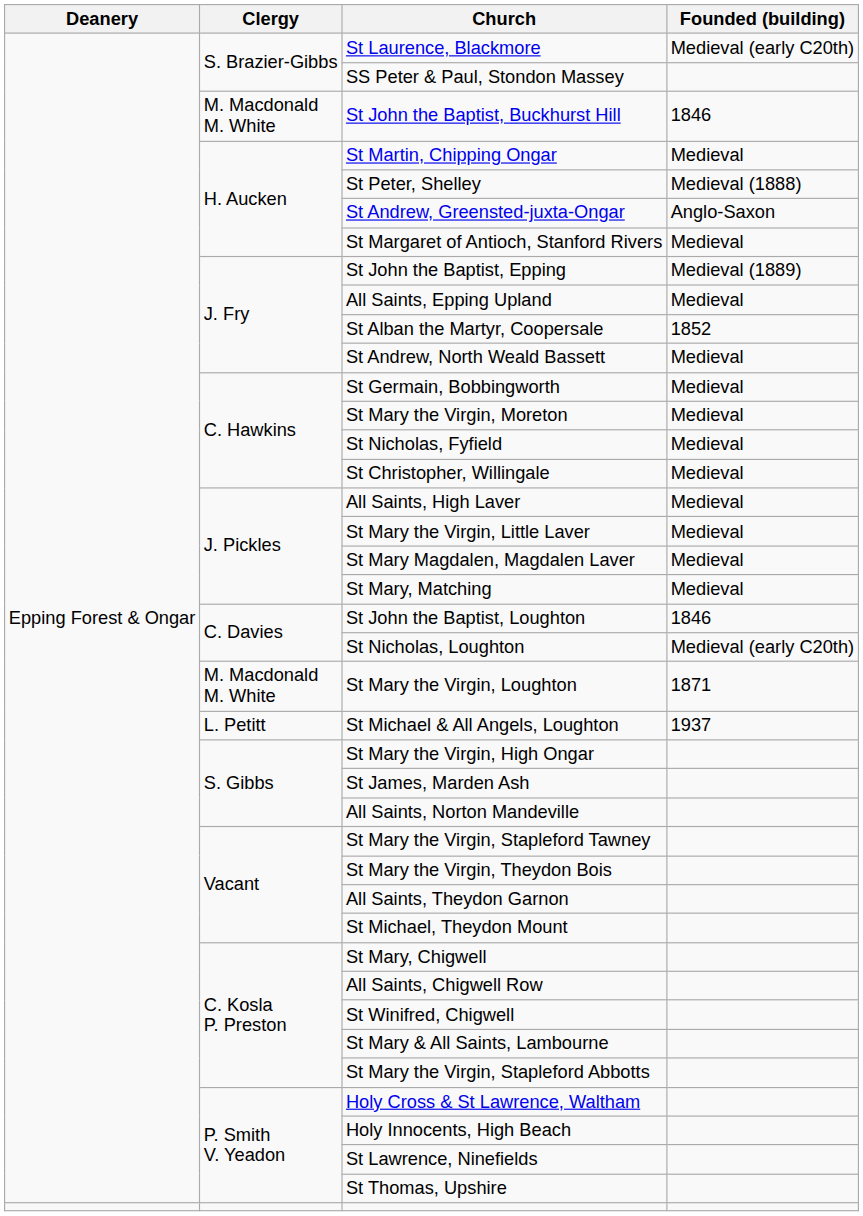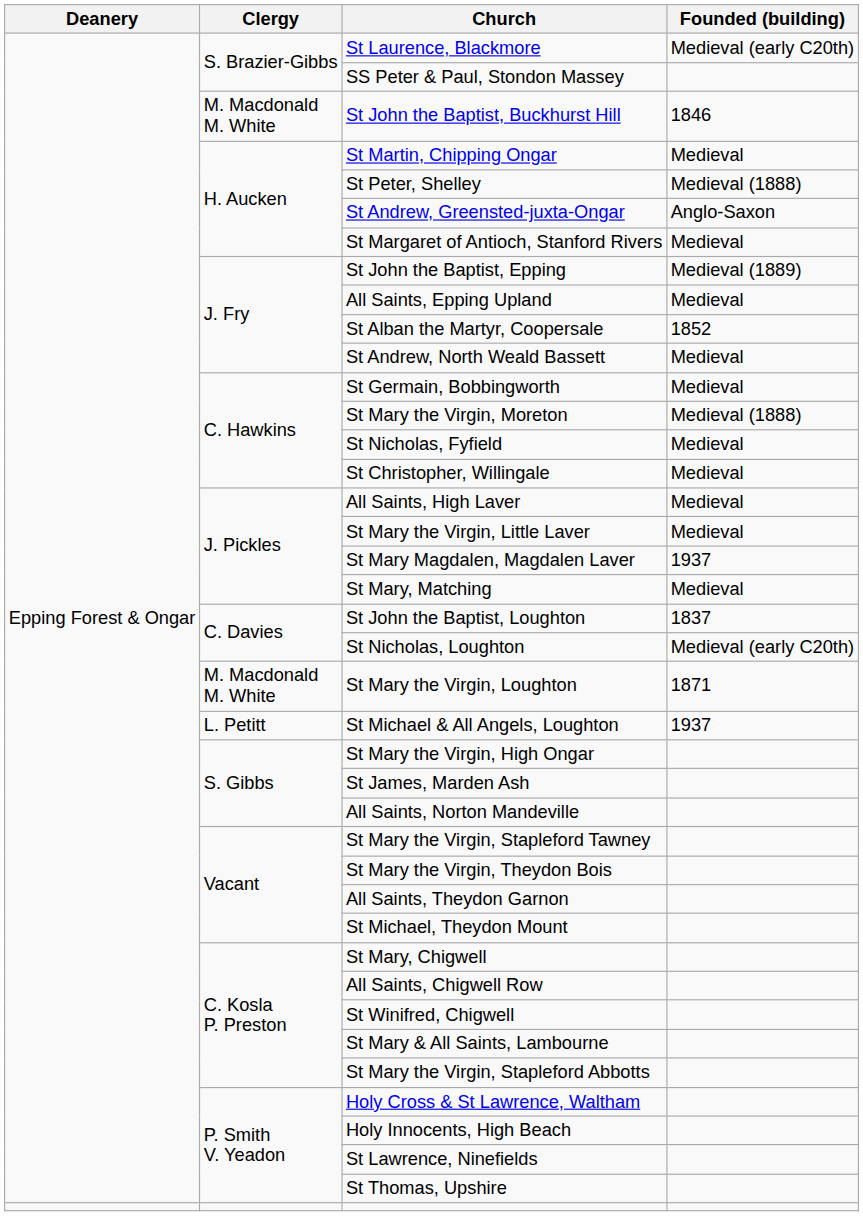(707, 415) Medieval -> (736, 415) Medieval (1888)
(707, 560) Medieval -> (691, 560) 1937
(691, 618) 1846 -> (691, 618) 1837
